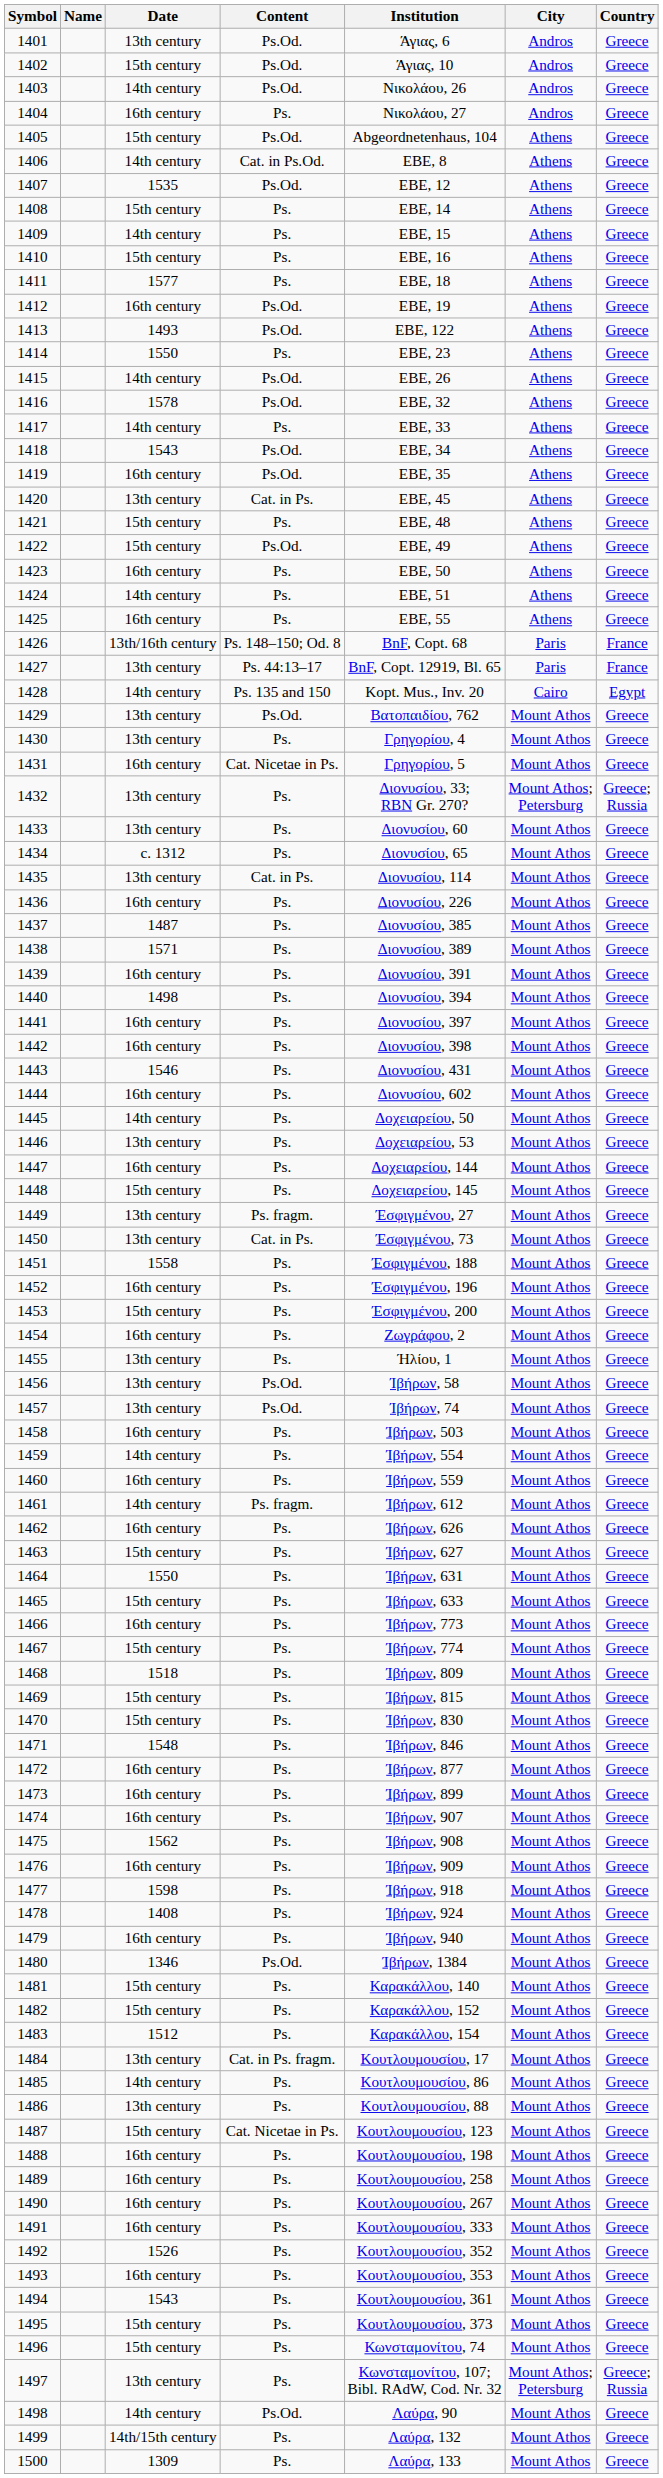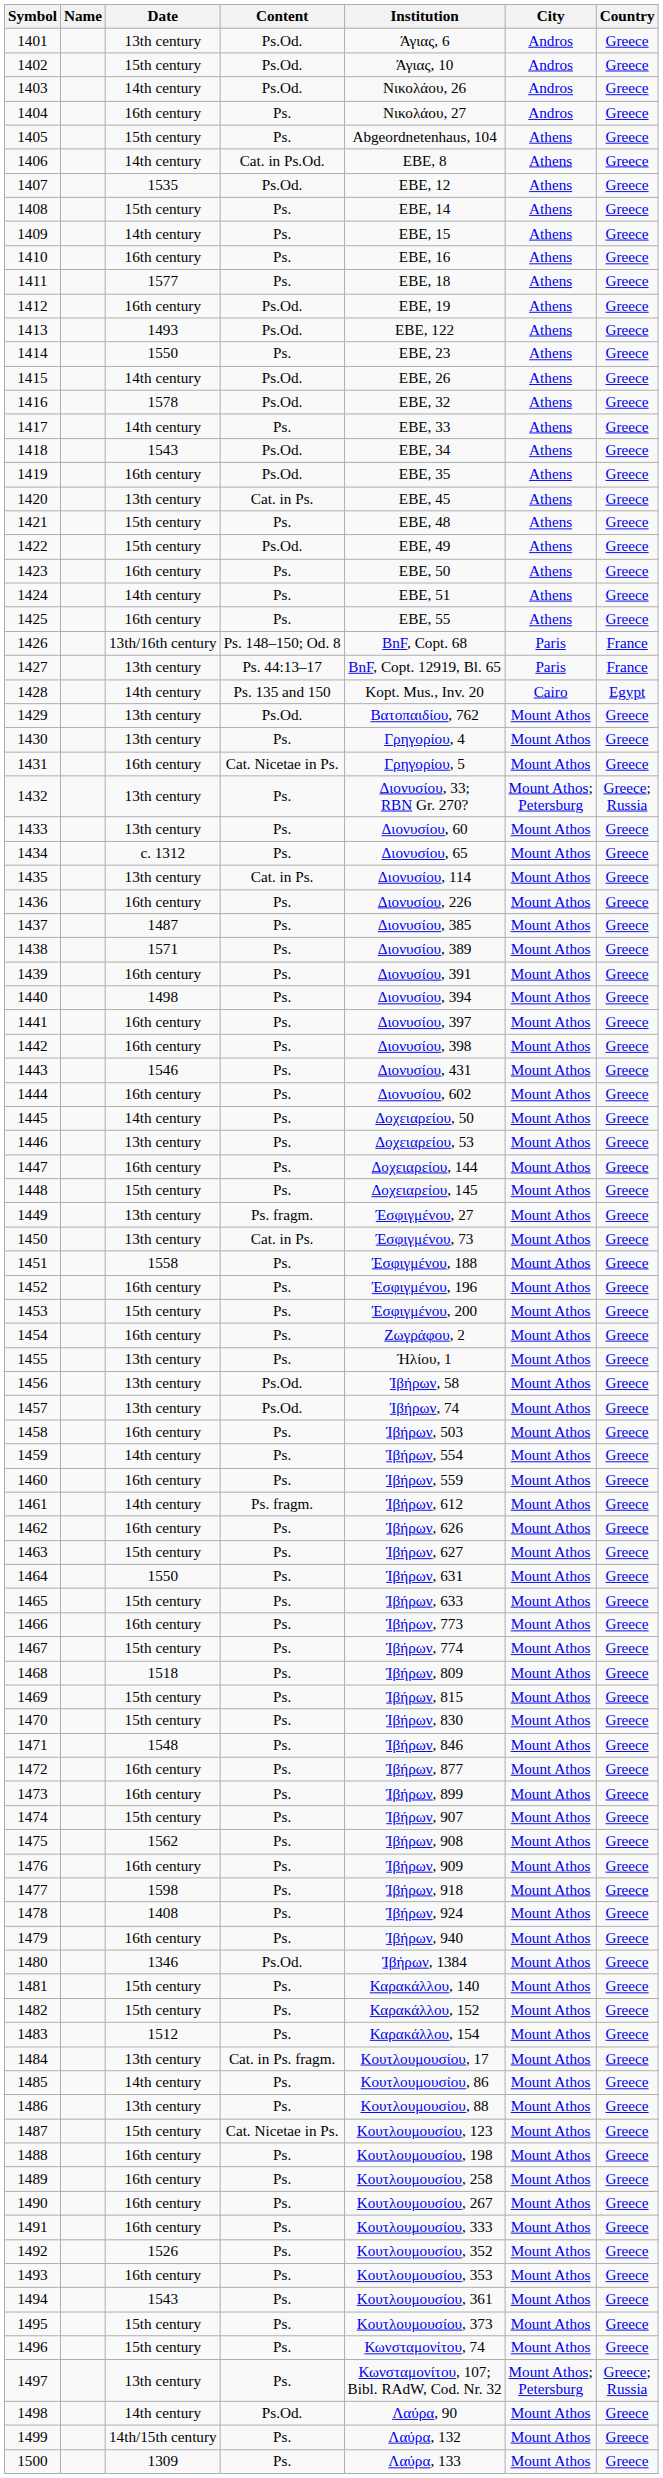(282, 137) Ps.Od. -> (282, 137) Ps.
(163, 257) 15th century -> (163, 257) 16th century
(163, 1817) 16th century -> (163, 1817) 15th century
